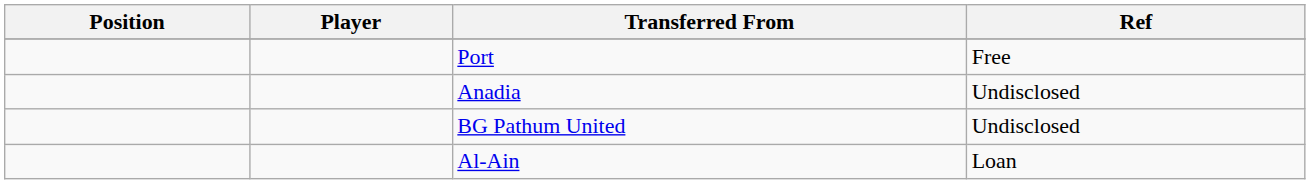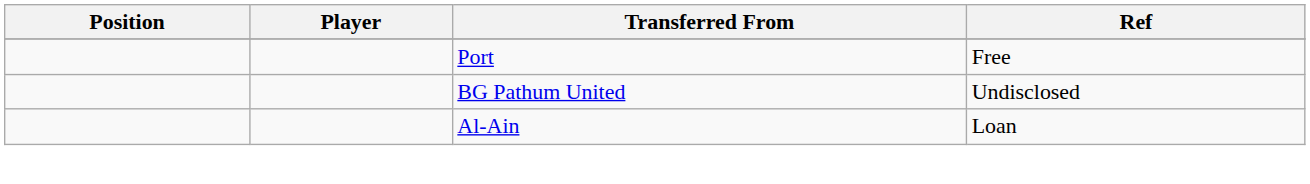- row: (489, 91)
